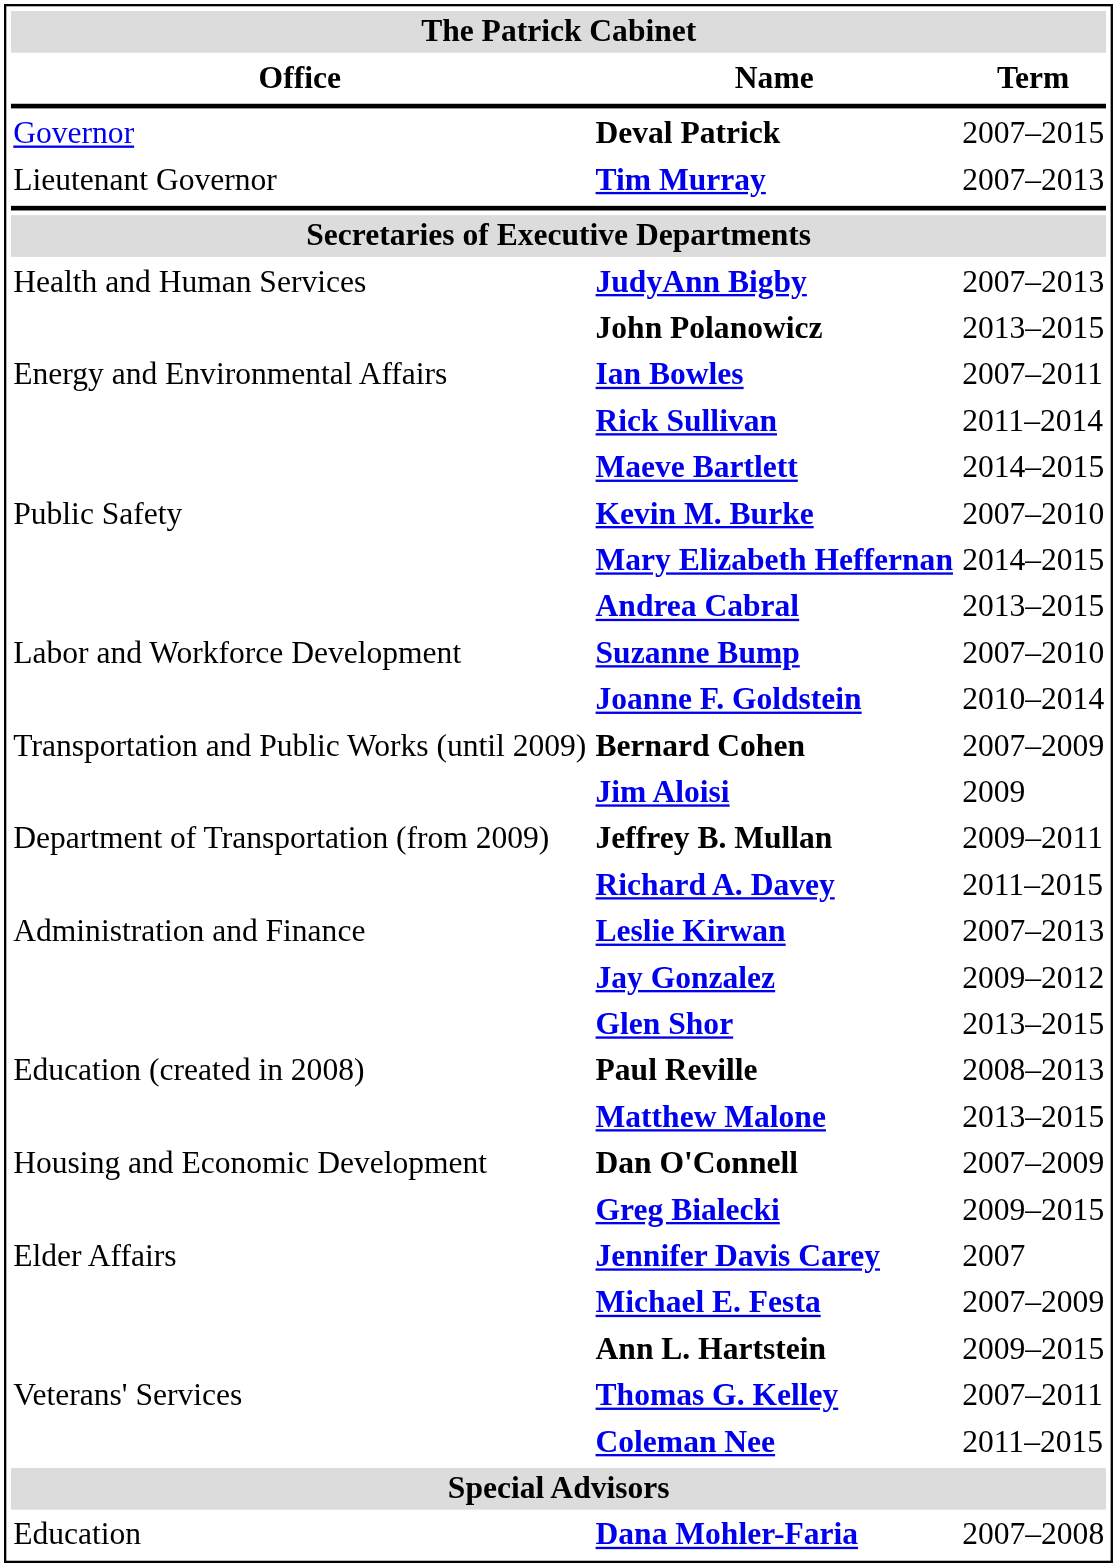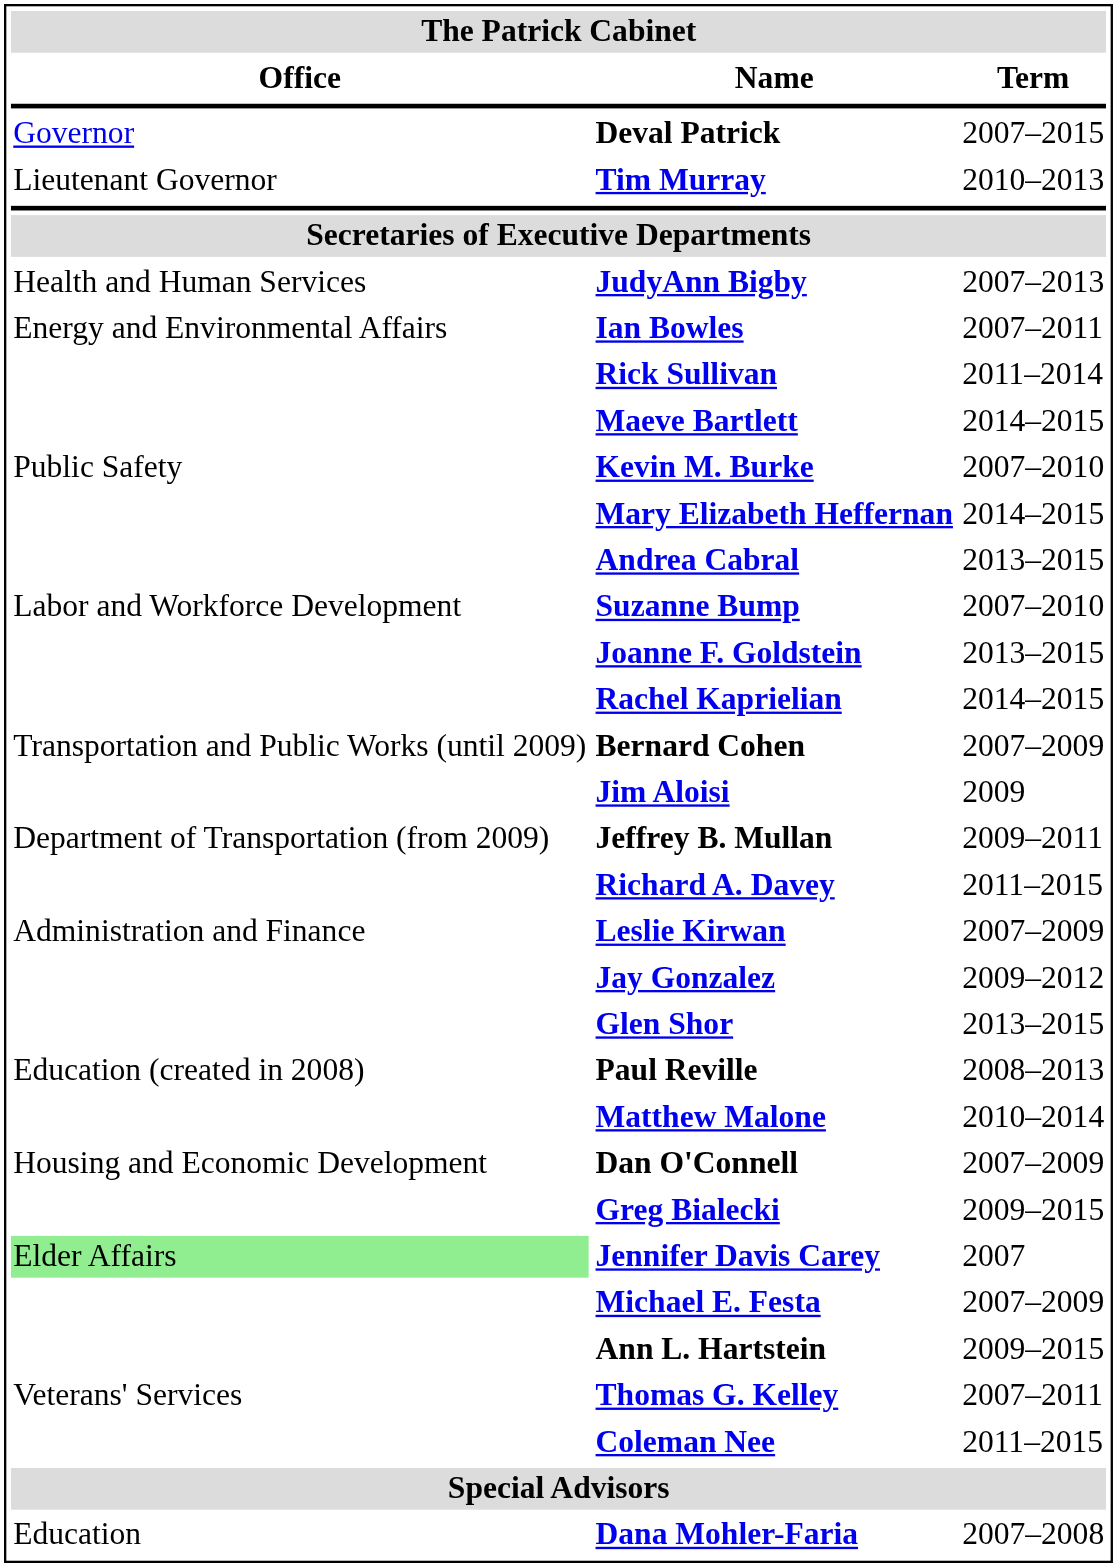(1033, 179) 2007–2013 -> (1033, 179) 2010–2013
- row: (709, 328)
(1033, 699) 2010–2014 -> (1033, 652) 2013–2015
+ row: (719, 699)
(1033, 931) 2007–2013 -> (1033, 931) 2007–2009
(1033, 1116) 2013–2015 -> (1033, 1116) 2010–2014
(95, 1256) no background -> (95, 1256) lightgreen background
